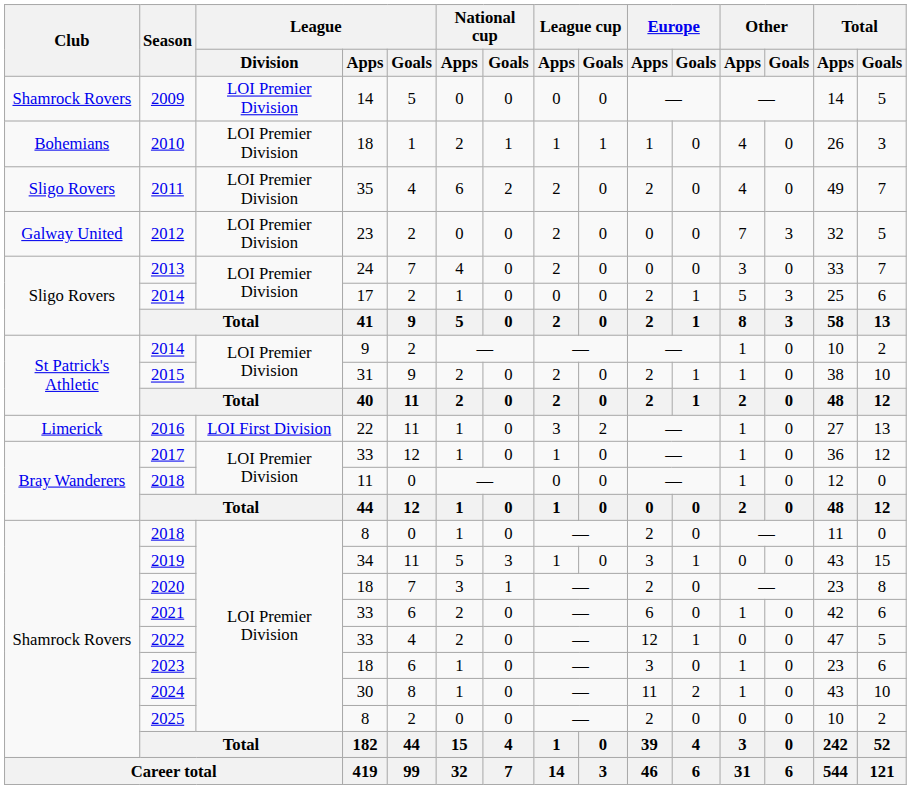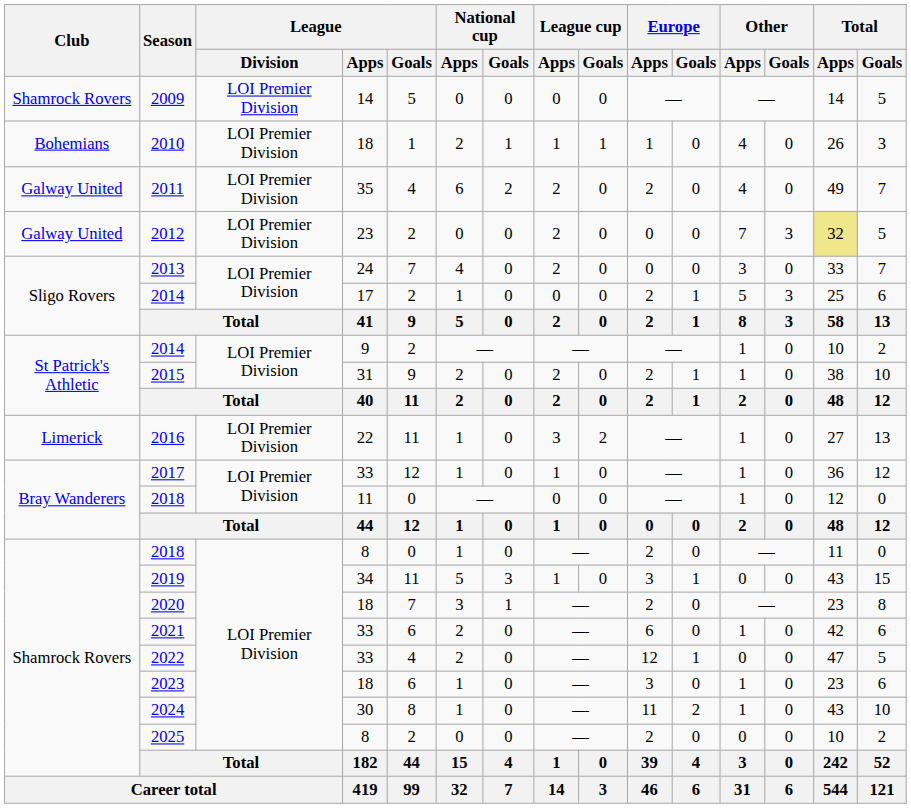(72, 188) Sligo Rovers -> (72, 188) Galway United
(835, 233) no background -> (835, 233) khaki background
(269, 427) LOI First Division -> (269, 437) LOI Premier Division
